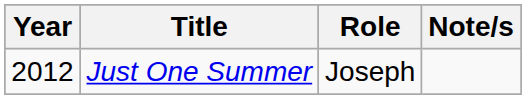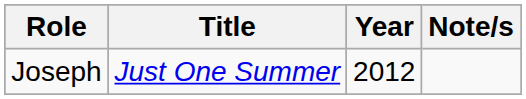columns swapped: (42, 26) <-> (370, 26)
